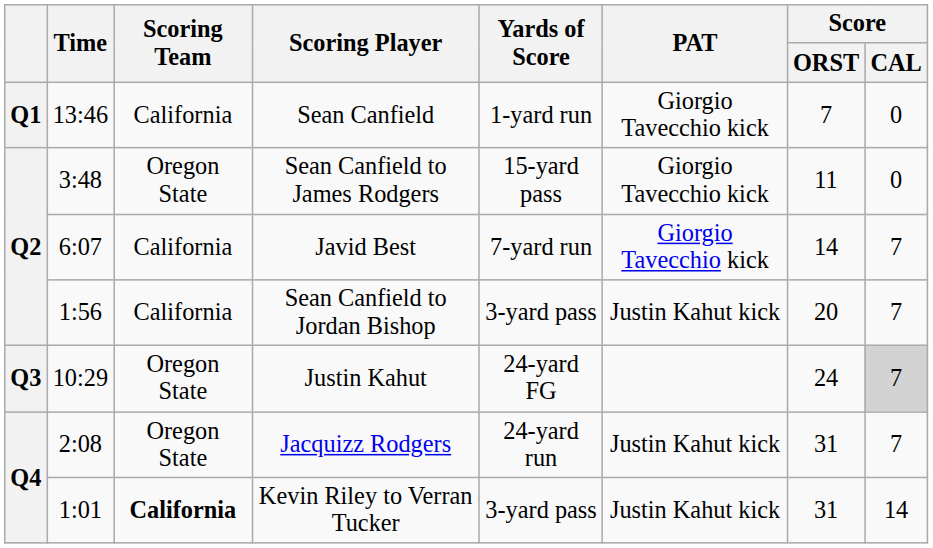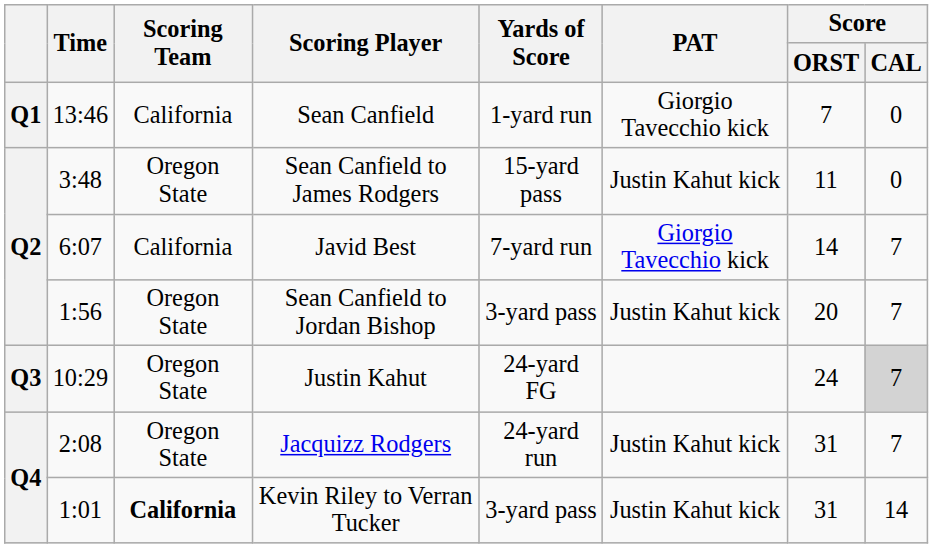(695, 180) Giorgio Tavecchio kick -> (695, 180) Justin Kahut kick
(183, 312) California -> (183, 312) Oregon State
